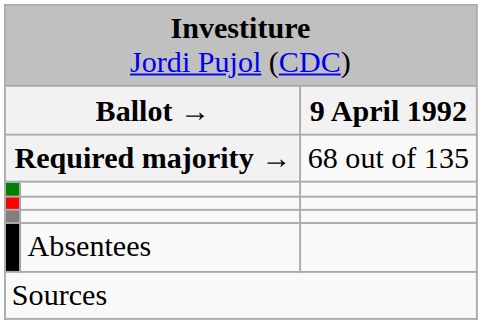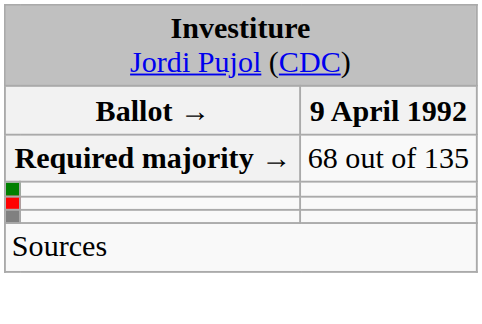- row: (13, 247)
